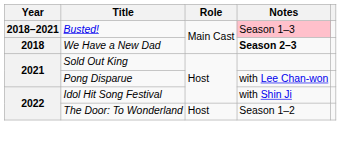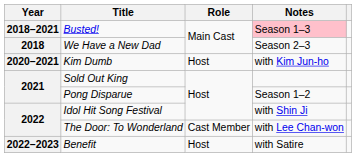(268, 45) bold -> (283, 45) normal
+ row: (88, 62)
(284, 78) with Lee Chan-won -> (283, 95) Season 1–2
(198, 111) Host -> (219, 128) Cast Member
(267, 111) Season 1–2 -> (299, 128) with Lee Chan-won
+ row: (80, 144)
